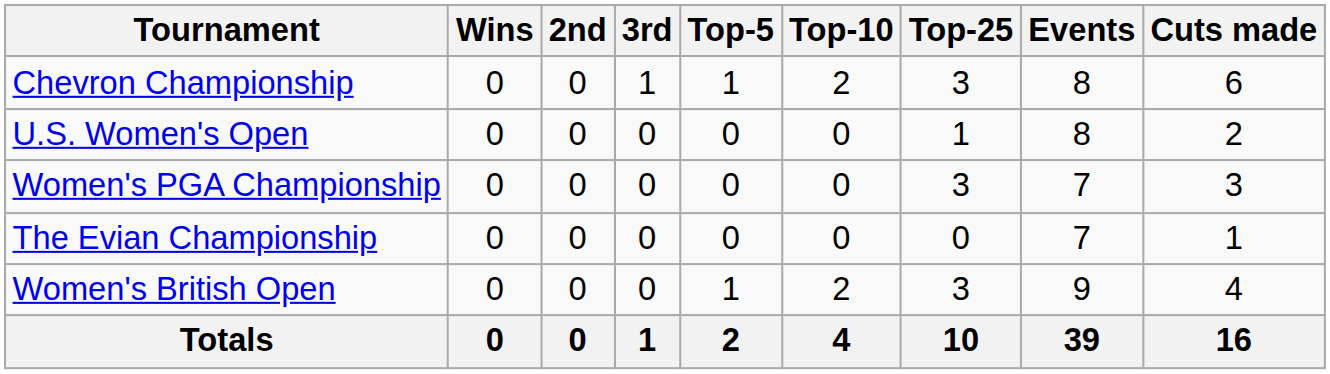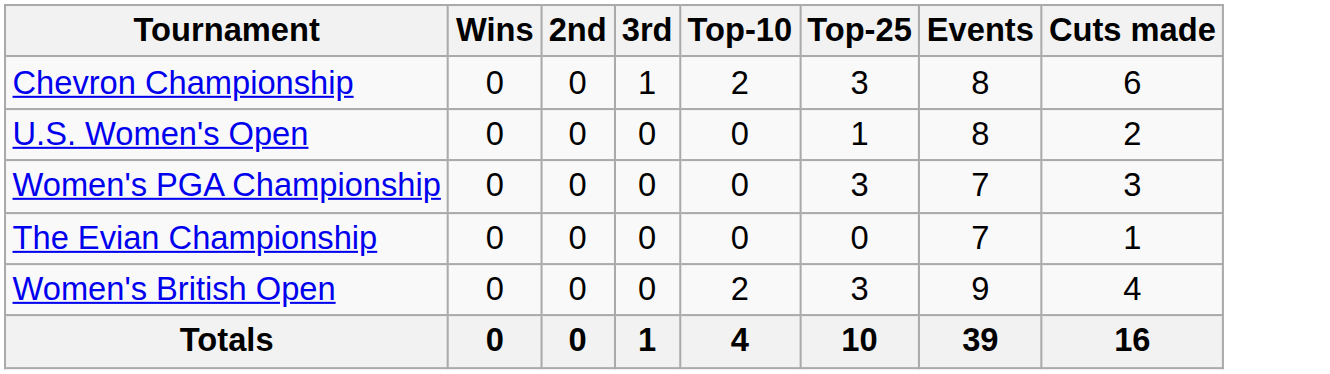- column: (731, 30)
